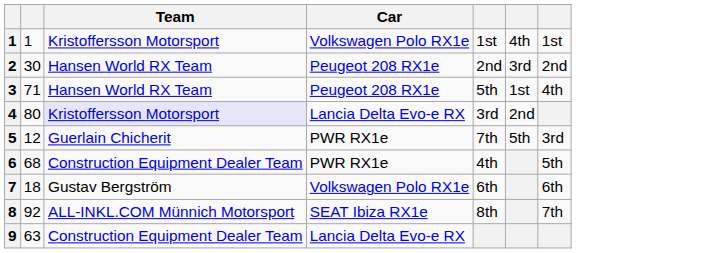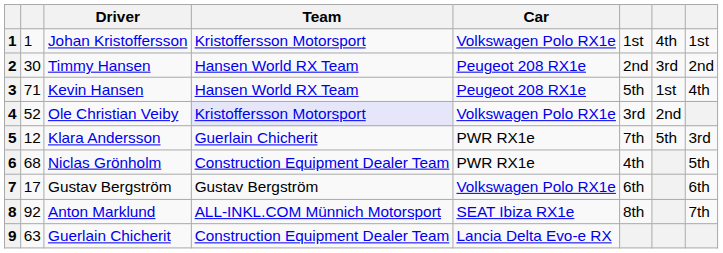+ column: (118, 17)
(32, 114) 80 -> (32, 114) 52
(387, 114) Lancia Delta Evo-e RX -> (536, 114) Volkswagen Polo RX1e
(32, 187) 18 -> (32, 187) 17
